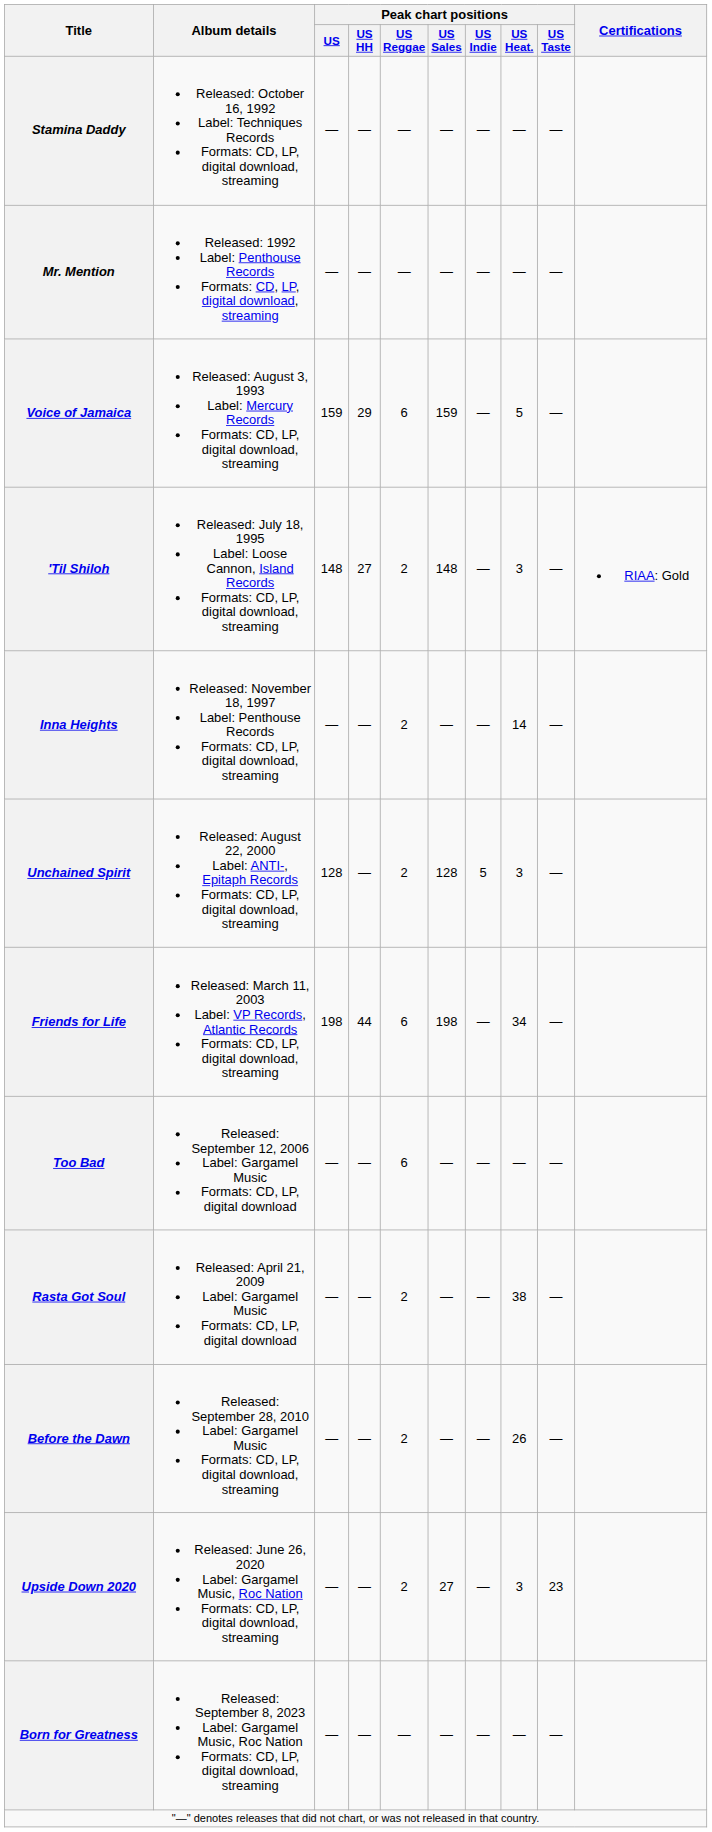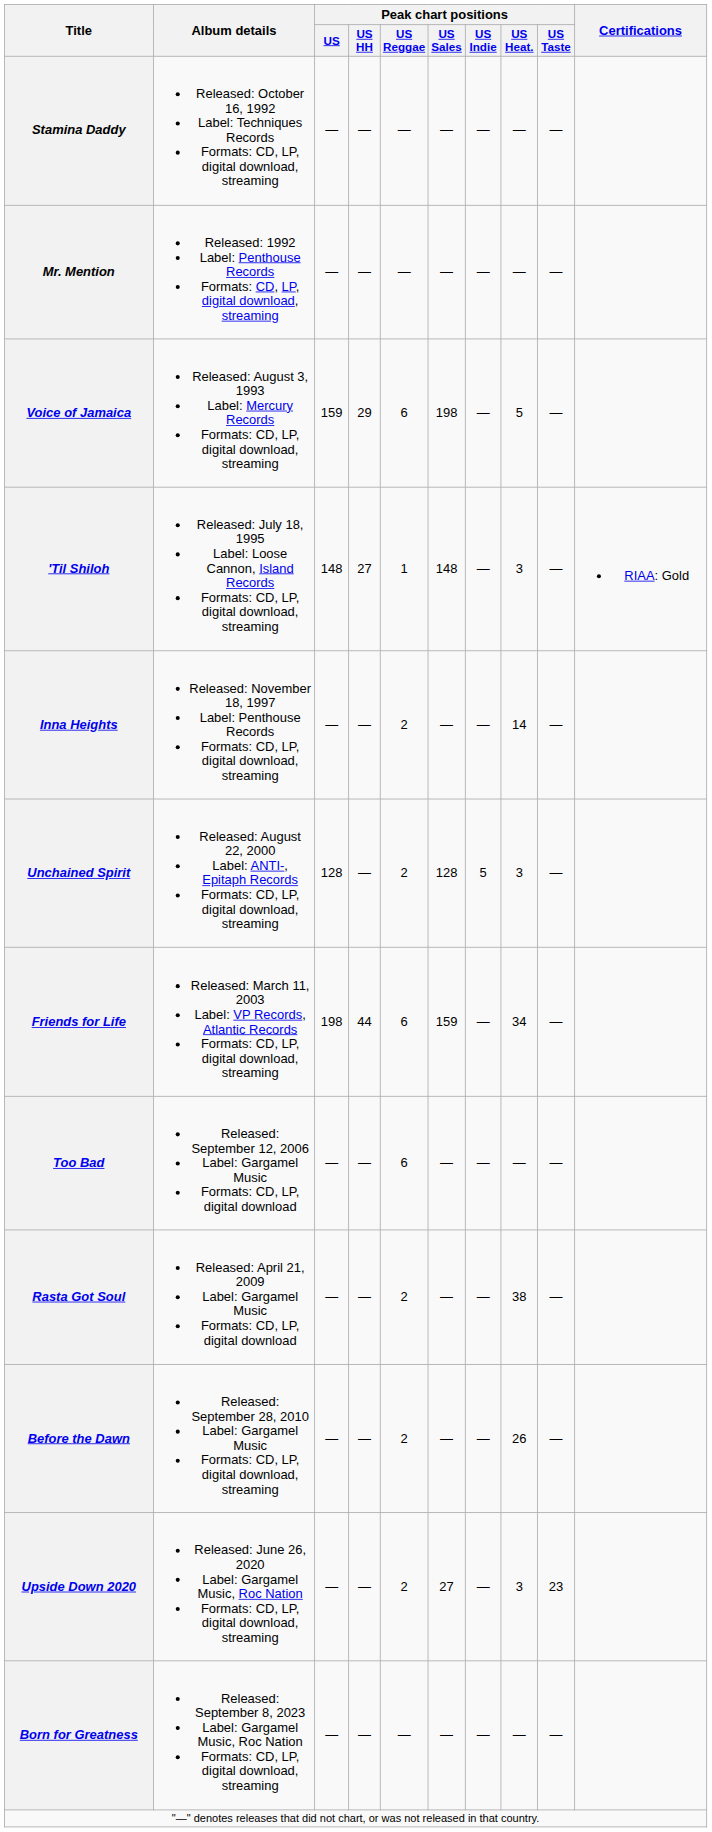(447, 413) 159 -> (447, 413) 198
(404, 569) 2 -> (404, 569) 1
(447, 1021) 198 -> (447, 1021) 159
